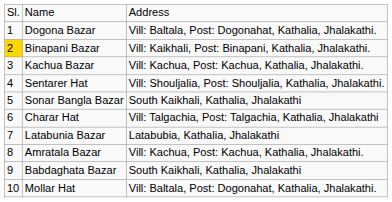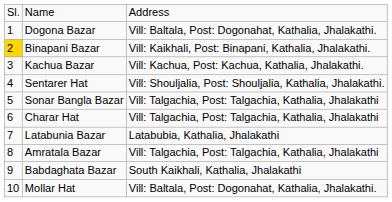(215, 100) South Kaikhali, Kathalia, Jhalakathi -> (254, 100) Vill: Talgachia, Post: Talgachia, Kathalia, Jhalakathi
(246, 153) Vill: Kachua, Post: Kachua, Kathalia, Jhalakathi. -> (254, 153) Vill: Talgachia, Post: Talgachia, Kathalia, Jhalakathi
